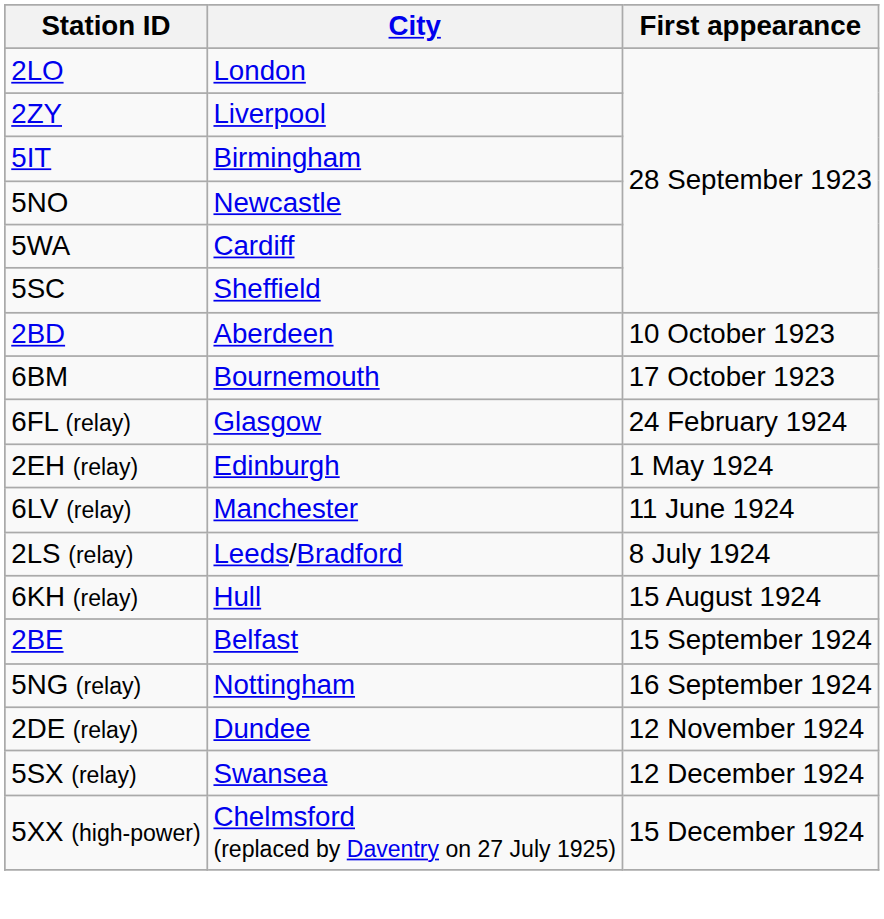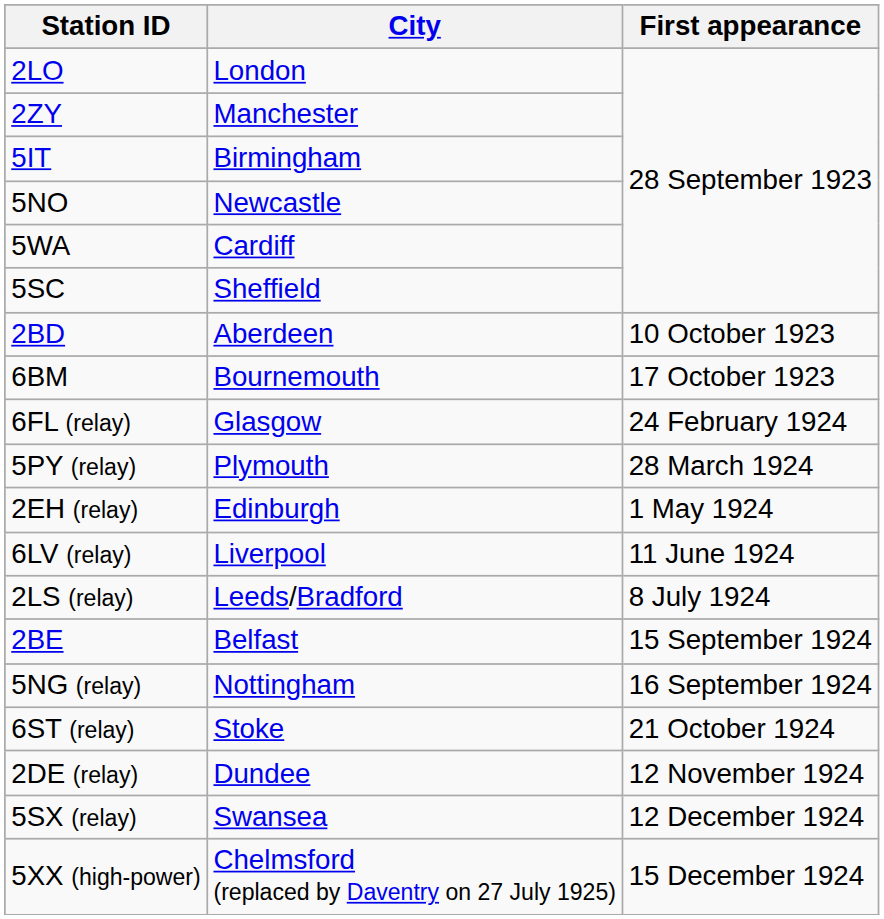(270, 114) Liverpool -> (286, 114) Manchester
+ row: (74, 465)
(286, 509) Manchester -> (270, 553) Liverpool
- row: (75, 597)
+ row: (73, 728)
